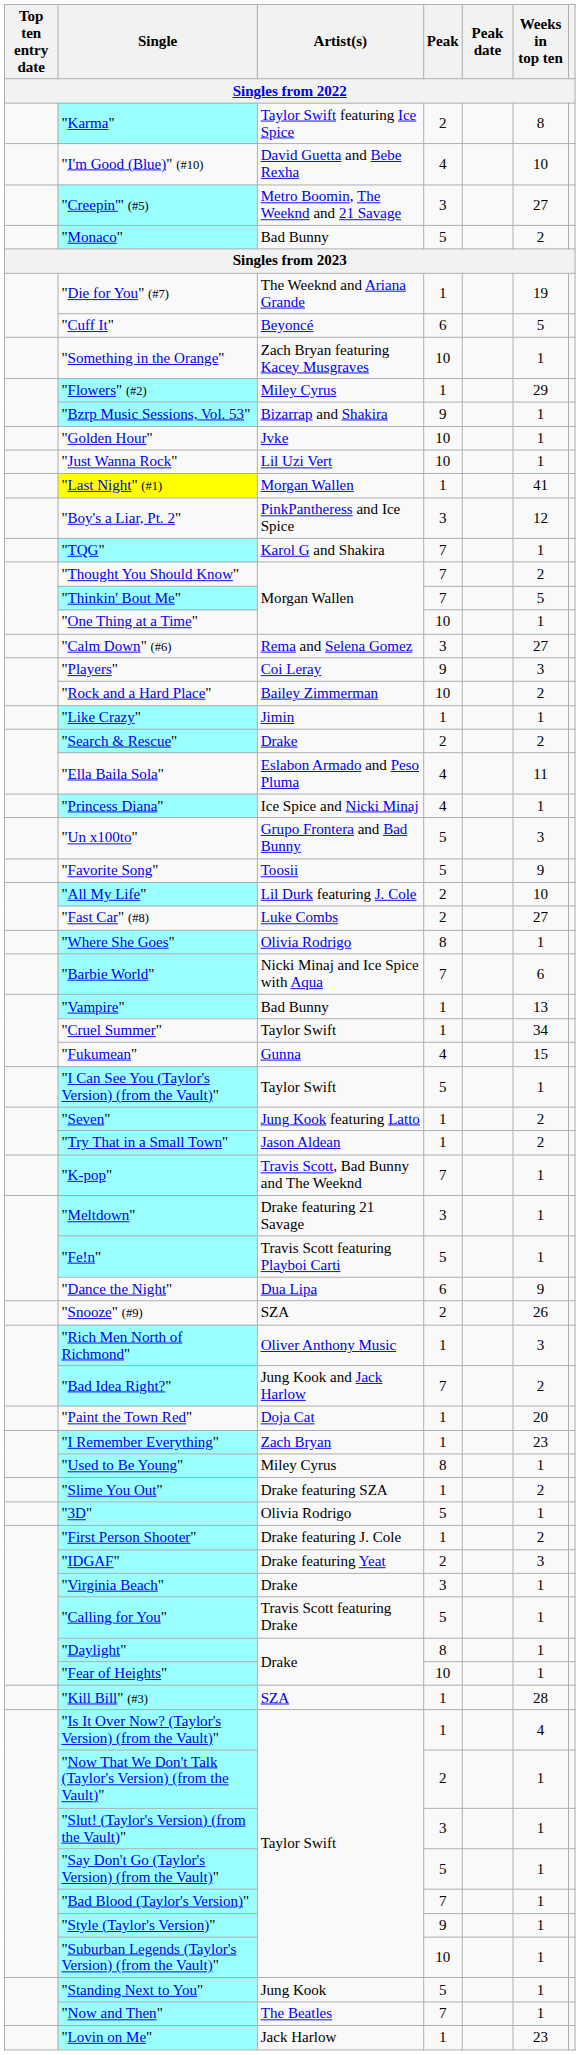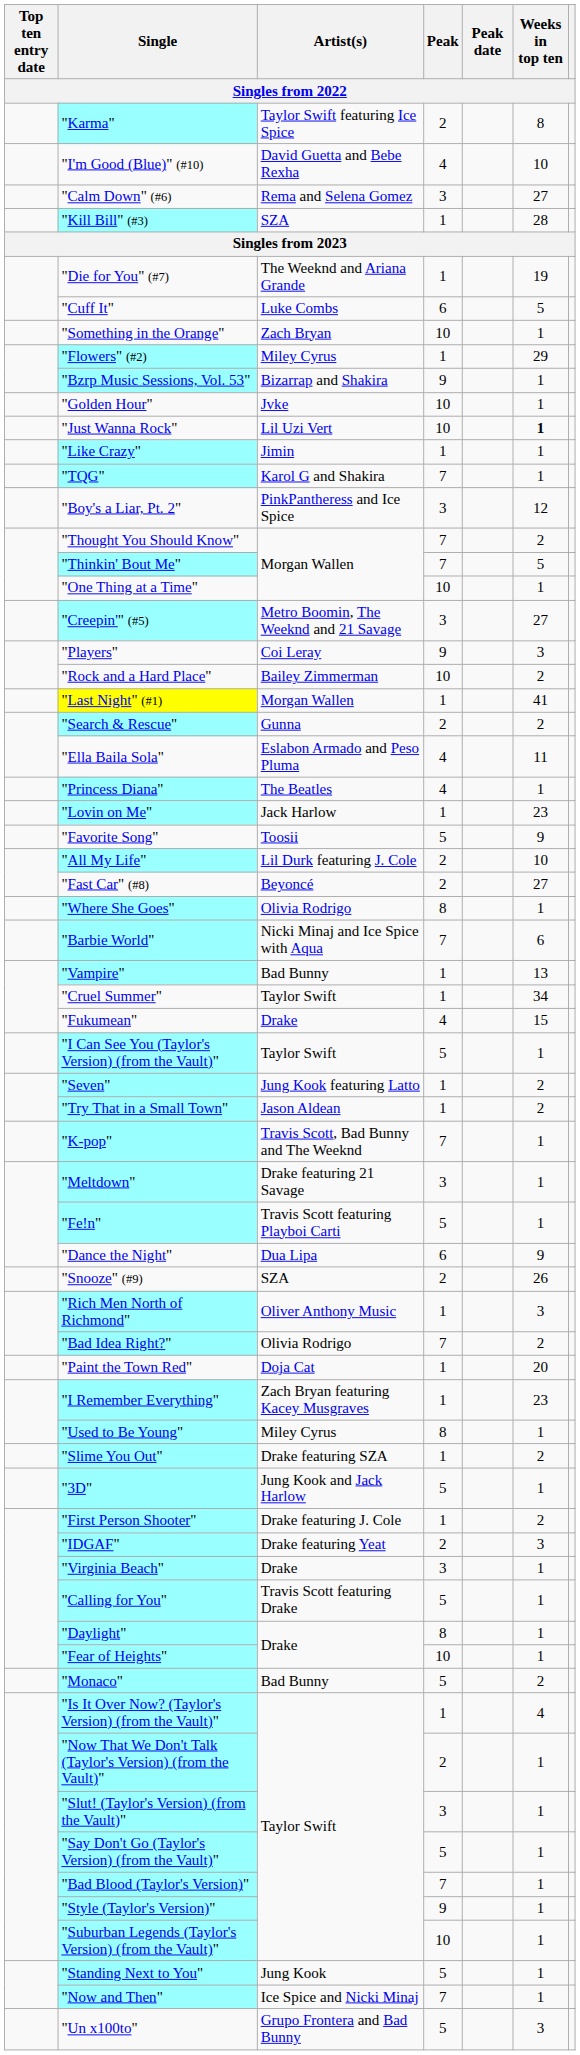rows swapped: (105, 204) <-> (116, 645)
rows swapped: (105, 1697) <-> (92, 237)
(287, 325) Beyoncé -> (299, 308) Luke Combs
(325, 357) Zach Bryan featuring Kacey Musgraves -> (296, 332) Zach Bryan
(541, 461) normal -> (541, 428) bold
rows swapped: (112, 485) <-> (101, 717)
rows swapped: (121, 518) <-> (83, 550)
(279, 741) Drake -> (281, 724) Gunna
(340, 805) Ice Spice and Nicki Minaj -> (296, 788) The Beatles
rows swapped: (99, 838) <-> (107, 2037)
(299, 918) Luke Combs -> (287, 884) Beyoncé
(281, 1054) Gunna -> (279, 1020) Drake
(322, 1385) Jung Kook and Jack Harlow -> (306, 1343) Olivia Rodrigo
(296, 1442) Zach Bryan -> (325, 1399) Zach Bryan featuring Kacey Musgraves
(306, 1513) Olivia Rodrigo -> (322, 1488) Jung Kook and Jack Harlow
(296, 2013) The Beatles -> (340, 1996) Ice Spice and Nicki Minaj
